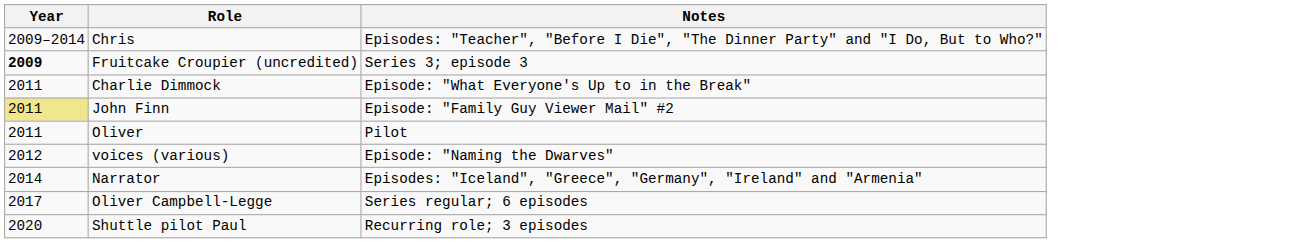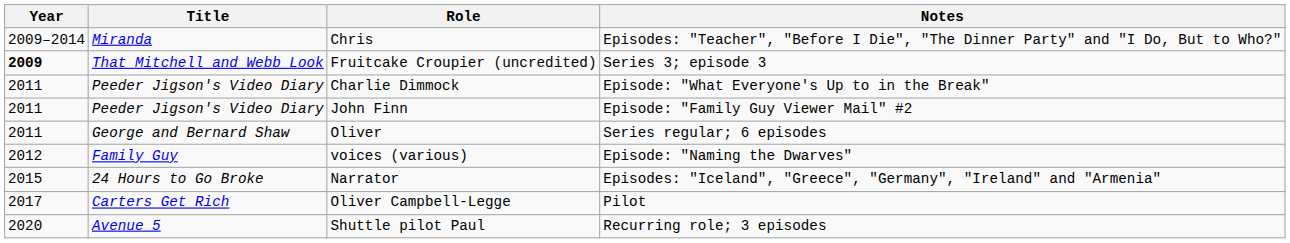+ column: (208, 16)
(25, 109) khaki background -> (25, 109) no background
(386, 133) Pilot -> (715, 133) Series regular; 6 episodes
(25, 179) 2014 -> (25, 179) 2015
(476, 203) Series regular; 6 episodes -> (625, 203) Pilot
